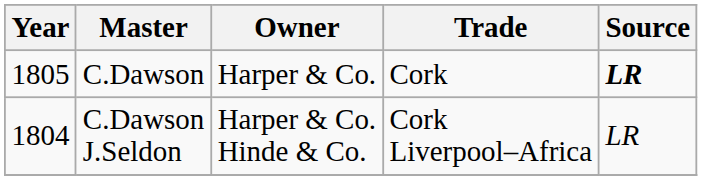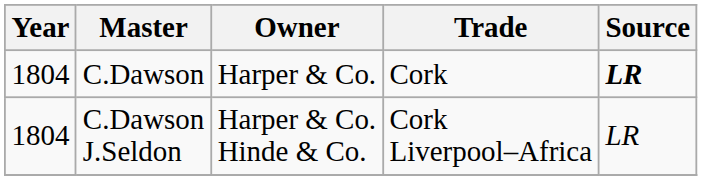(41, 73) 1805 -> (41, 73) 1804
